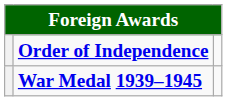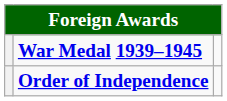rows swapped: (110, 80) <-> (113, 50)
